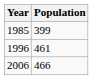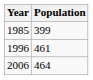(42, 65) 466 -> (42, 65) 464
